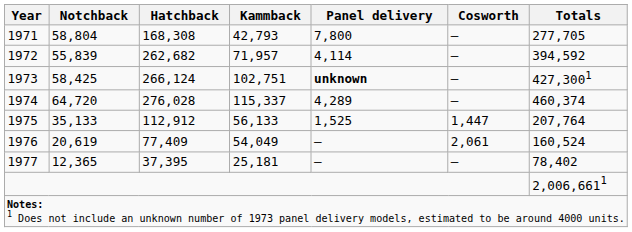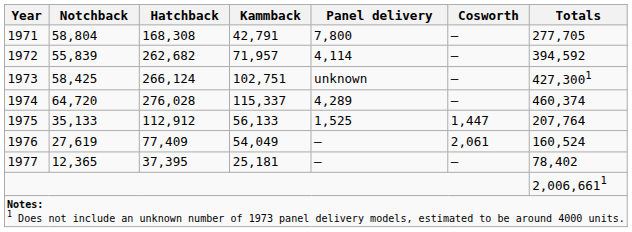(256, 35) 42,793 -> (256, 35) 42,791
(341, 78) bold -> (341, 78) normal
(75, 141) 20,619 -> (75, 141) 27,619
